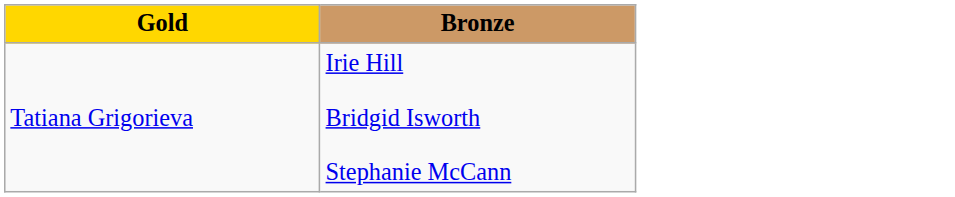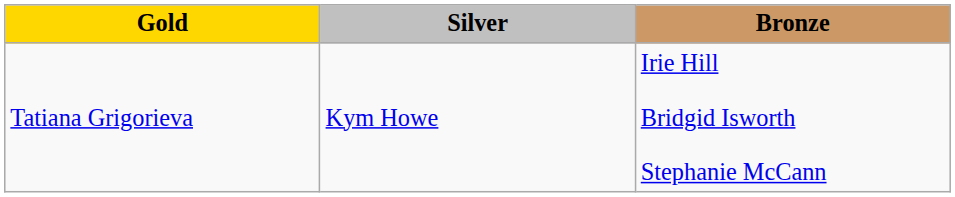+ column: (478, 23)
